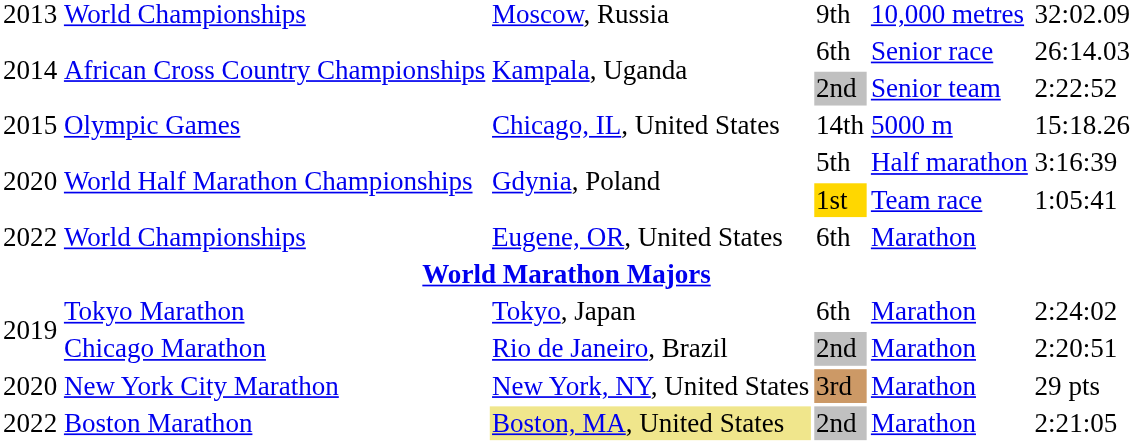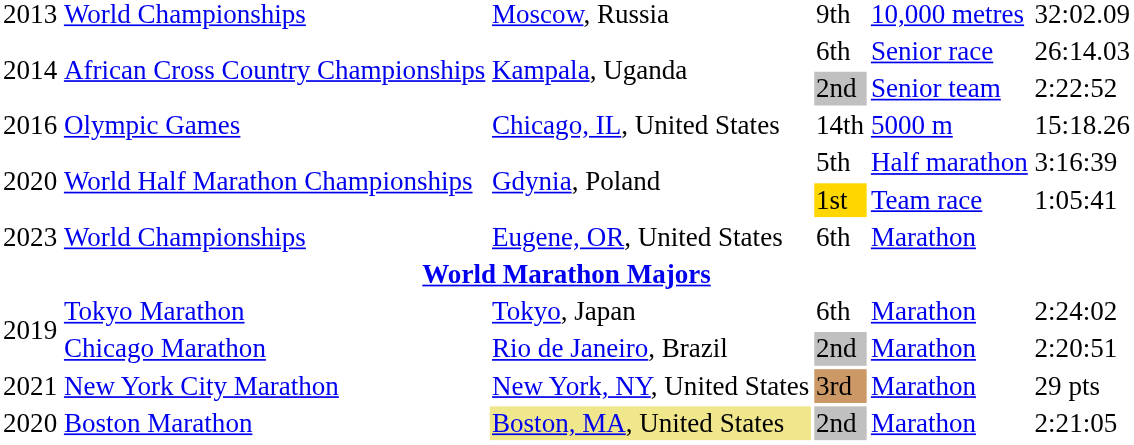(30, 125) 2015 -> (30, 125) 2016
(30, 237) 2022 -> (30, 237) 2023
(30, 385) 2020 -> (30, 385) 2021
(30, 422) 2022 -> (30, 422) 2020
